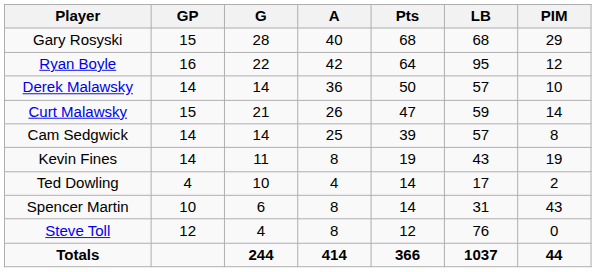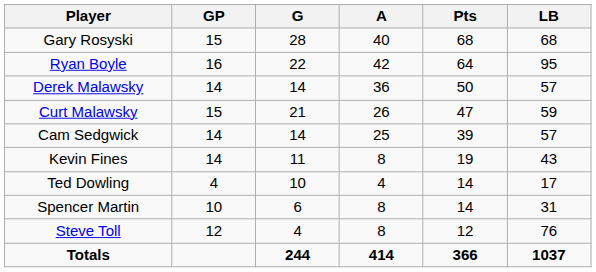- column: (554, 16)
